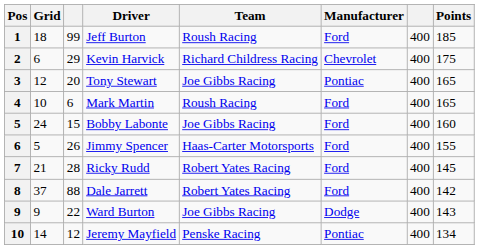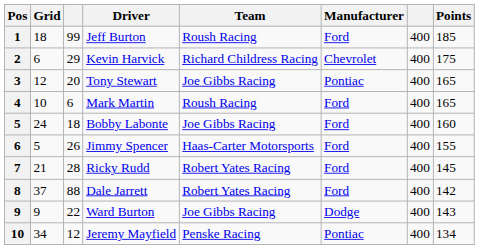(73, 124) 15 -> (73, 124) 18
(40, 233) 14 -> (40, 233) 34
